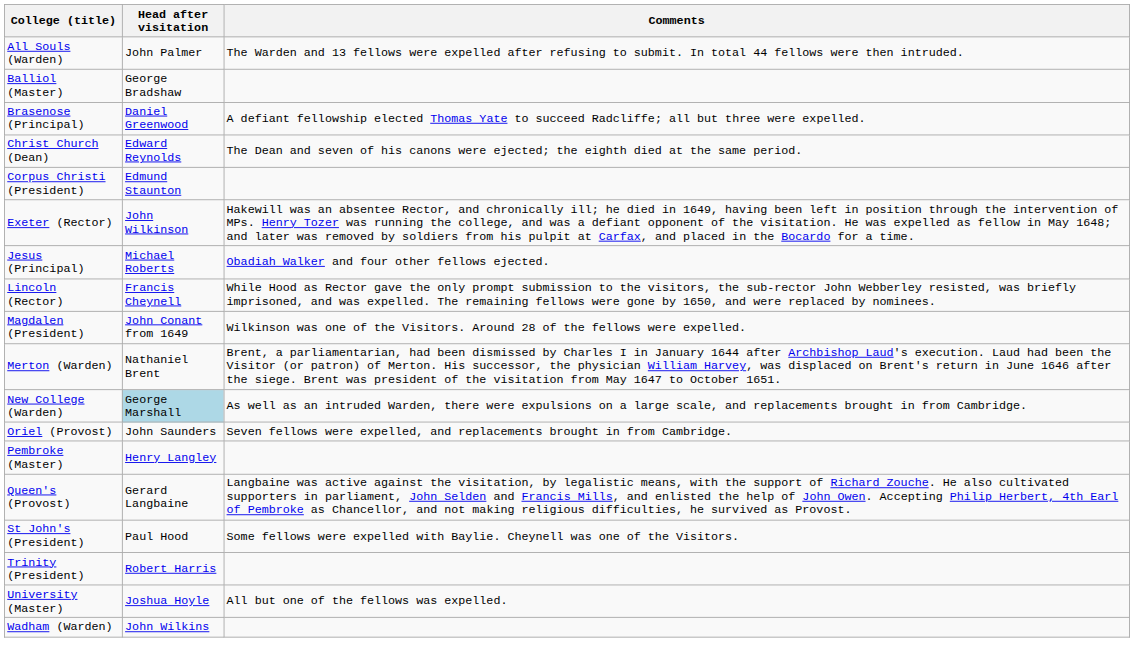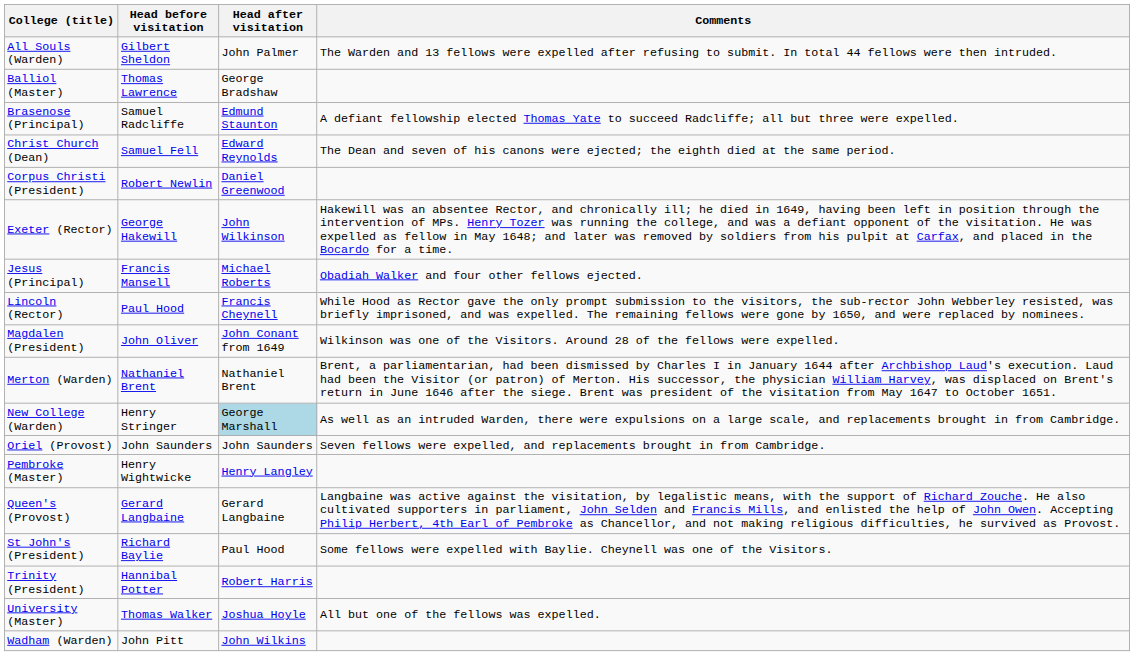+ column: (168, 21)
(157, 118) Daniel Greenwood -> (250, 118) Edmund Staunton
(153, 184) Edmund Staunton -> (253, 184) Daniel Greenwood
